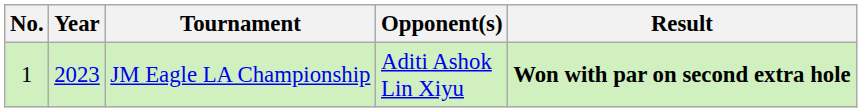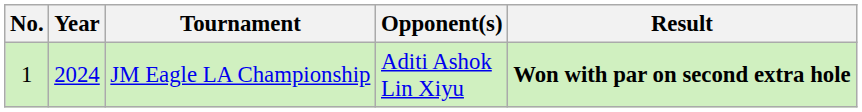(77, 74) 2023 -> (77, 74) 2024
